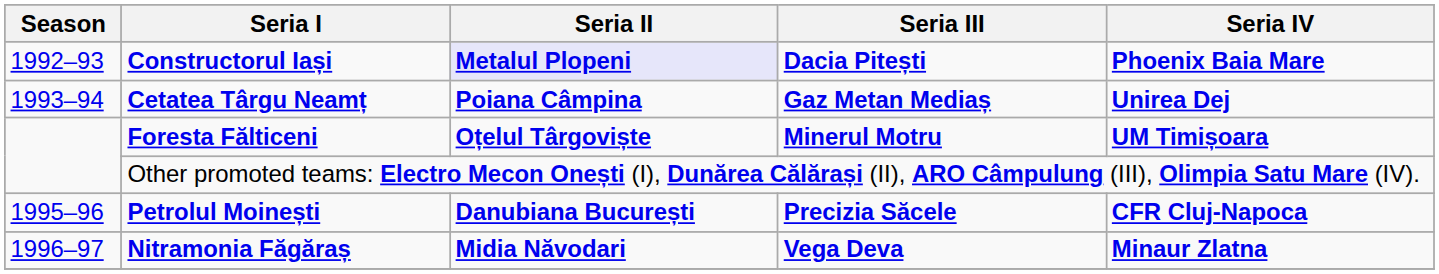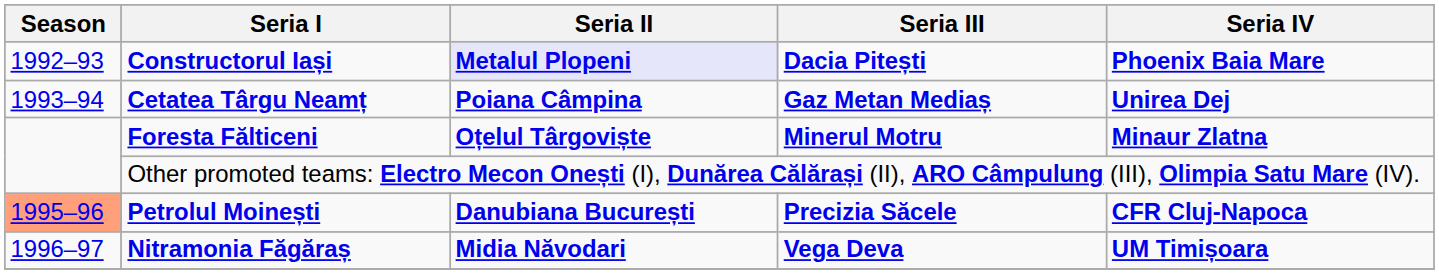(1190, 137) UM Timișoara -> (1190, 137) Minaur Zlatna
(57, 212) no background -> (57, 212) lightsalmon background
(1190, 250) Minaur Zlatna -> (1190, 250) UM Timișoara
